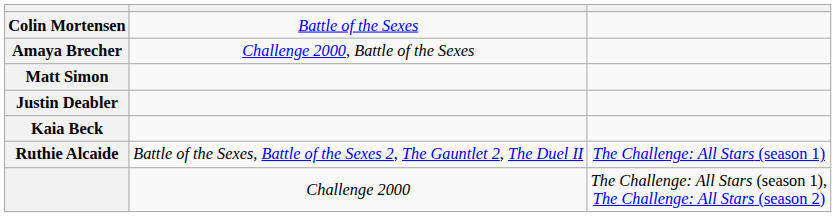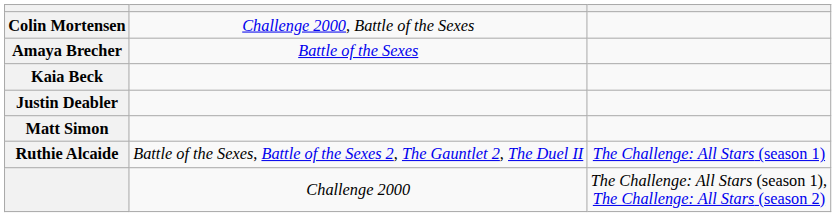(358, 24) Battle of the Sexes -> (358, 24) Challenge 2000, Battle of the Sexes
(358, 50) Challenge 2000, Battle of the Sexes -> (358, 50) Battle of the Sexes
rows swapped: (67, 76) <-> (67, 128)
